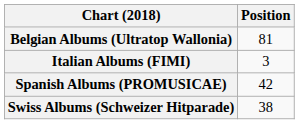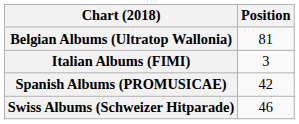(266, 107) 38 -> (266, 107) 46
